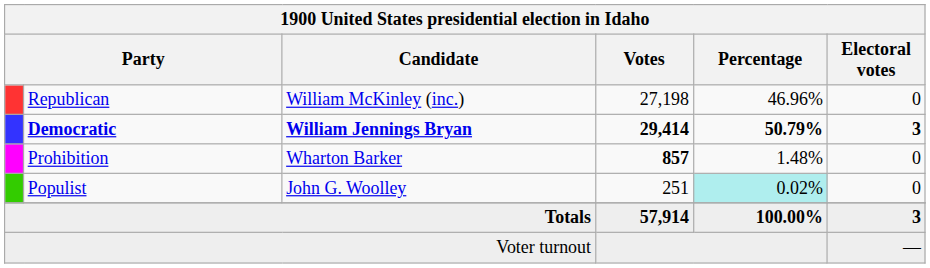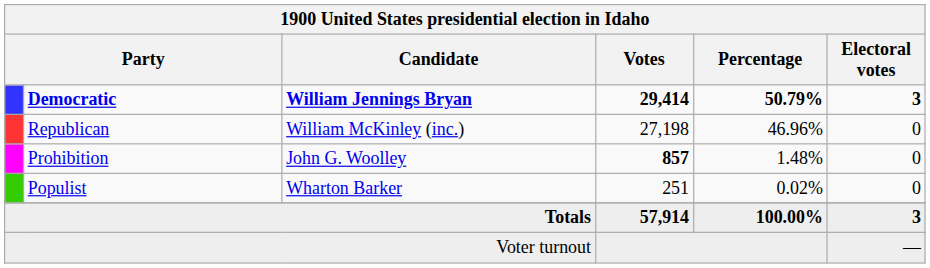rows swapped: (72, 129) <-> (69, 99)
(344, 159) Wharton Barker -> (346, 159) John G. Woolley
(346, 188) John G. Woolley -> (344, 188) Wharton Barker
(800, 188) paleturquoise background -> (800, 188) no background
